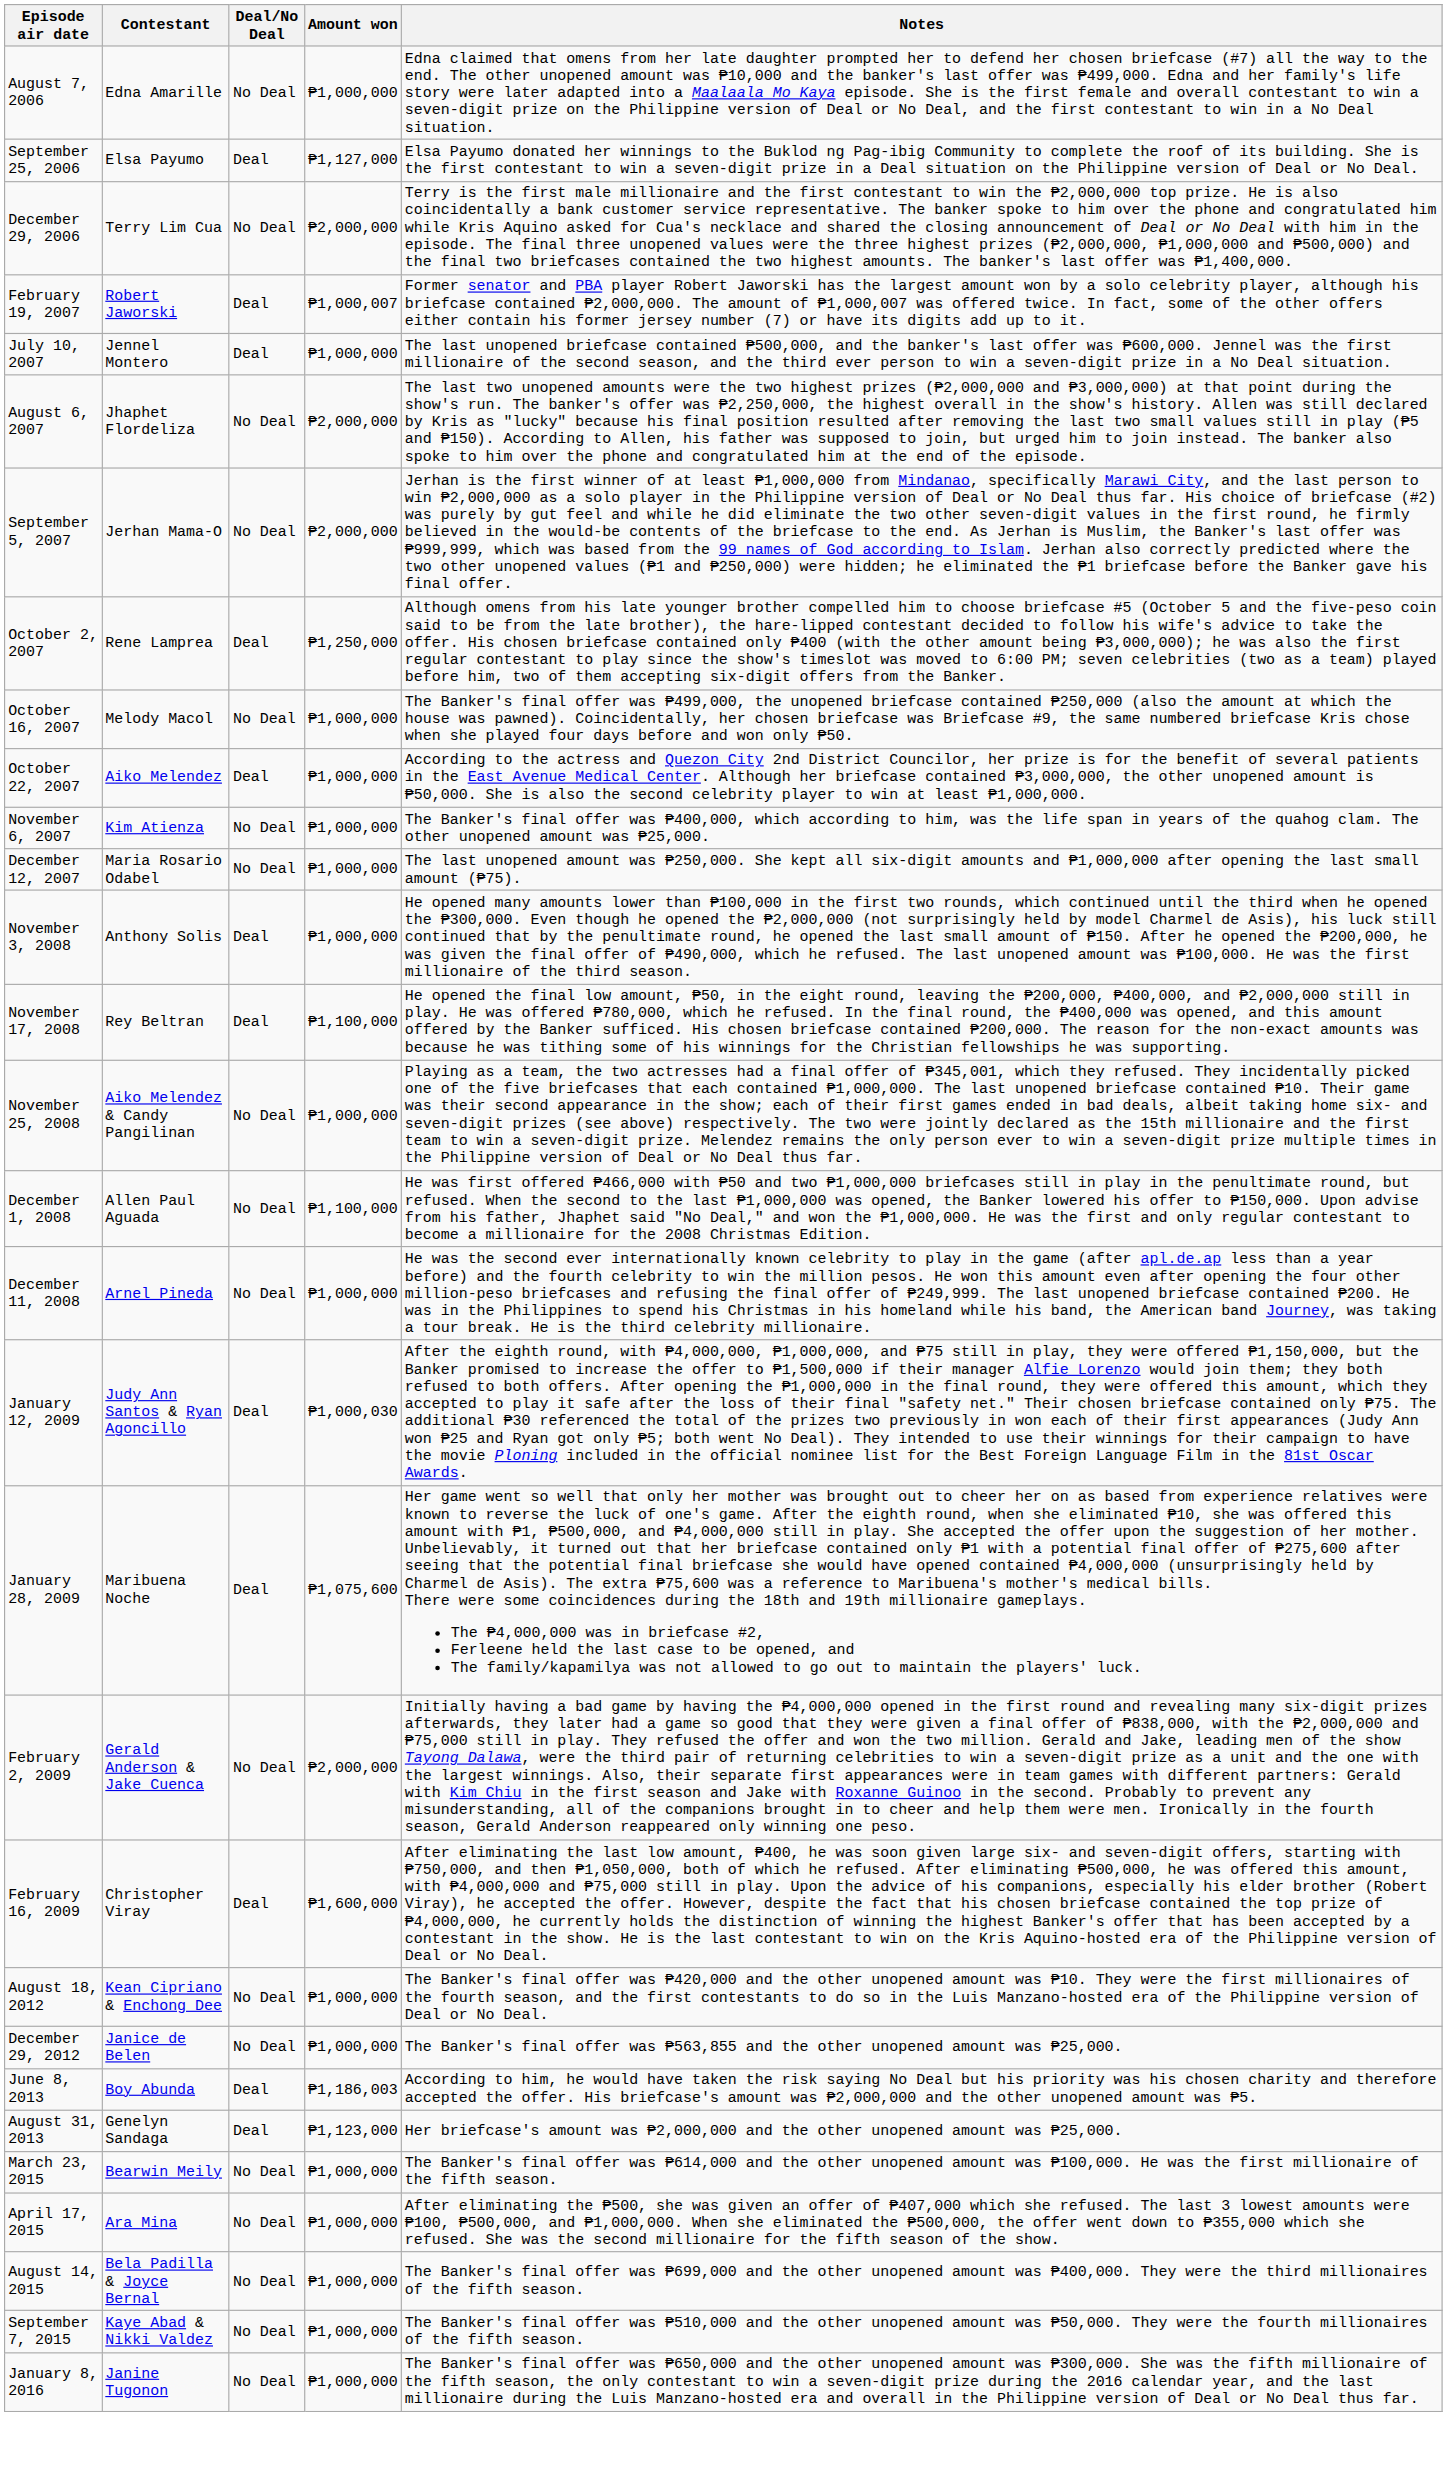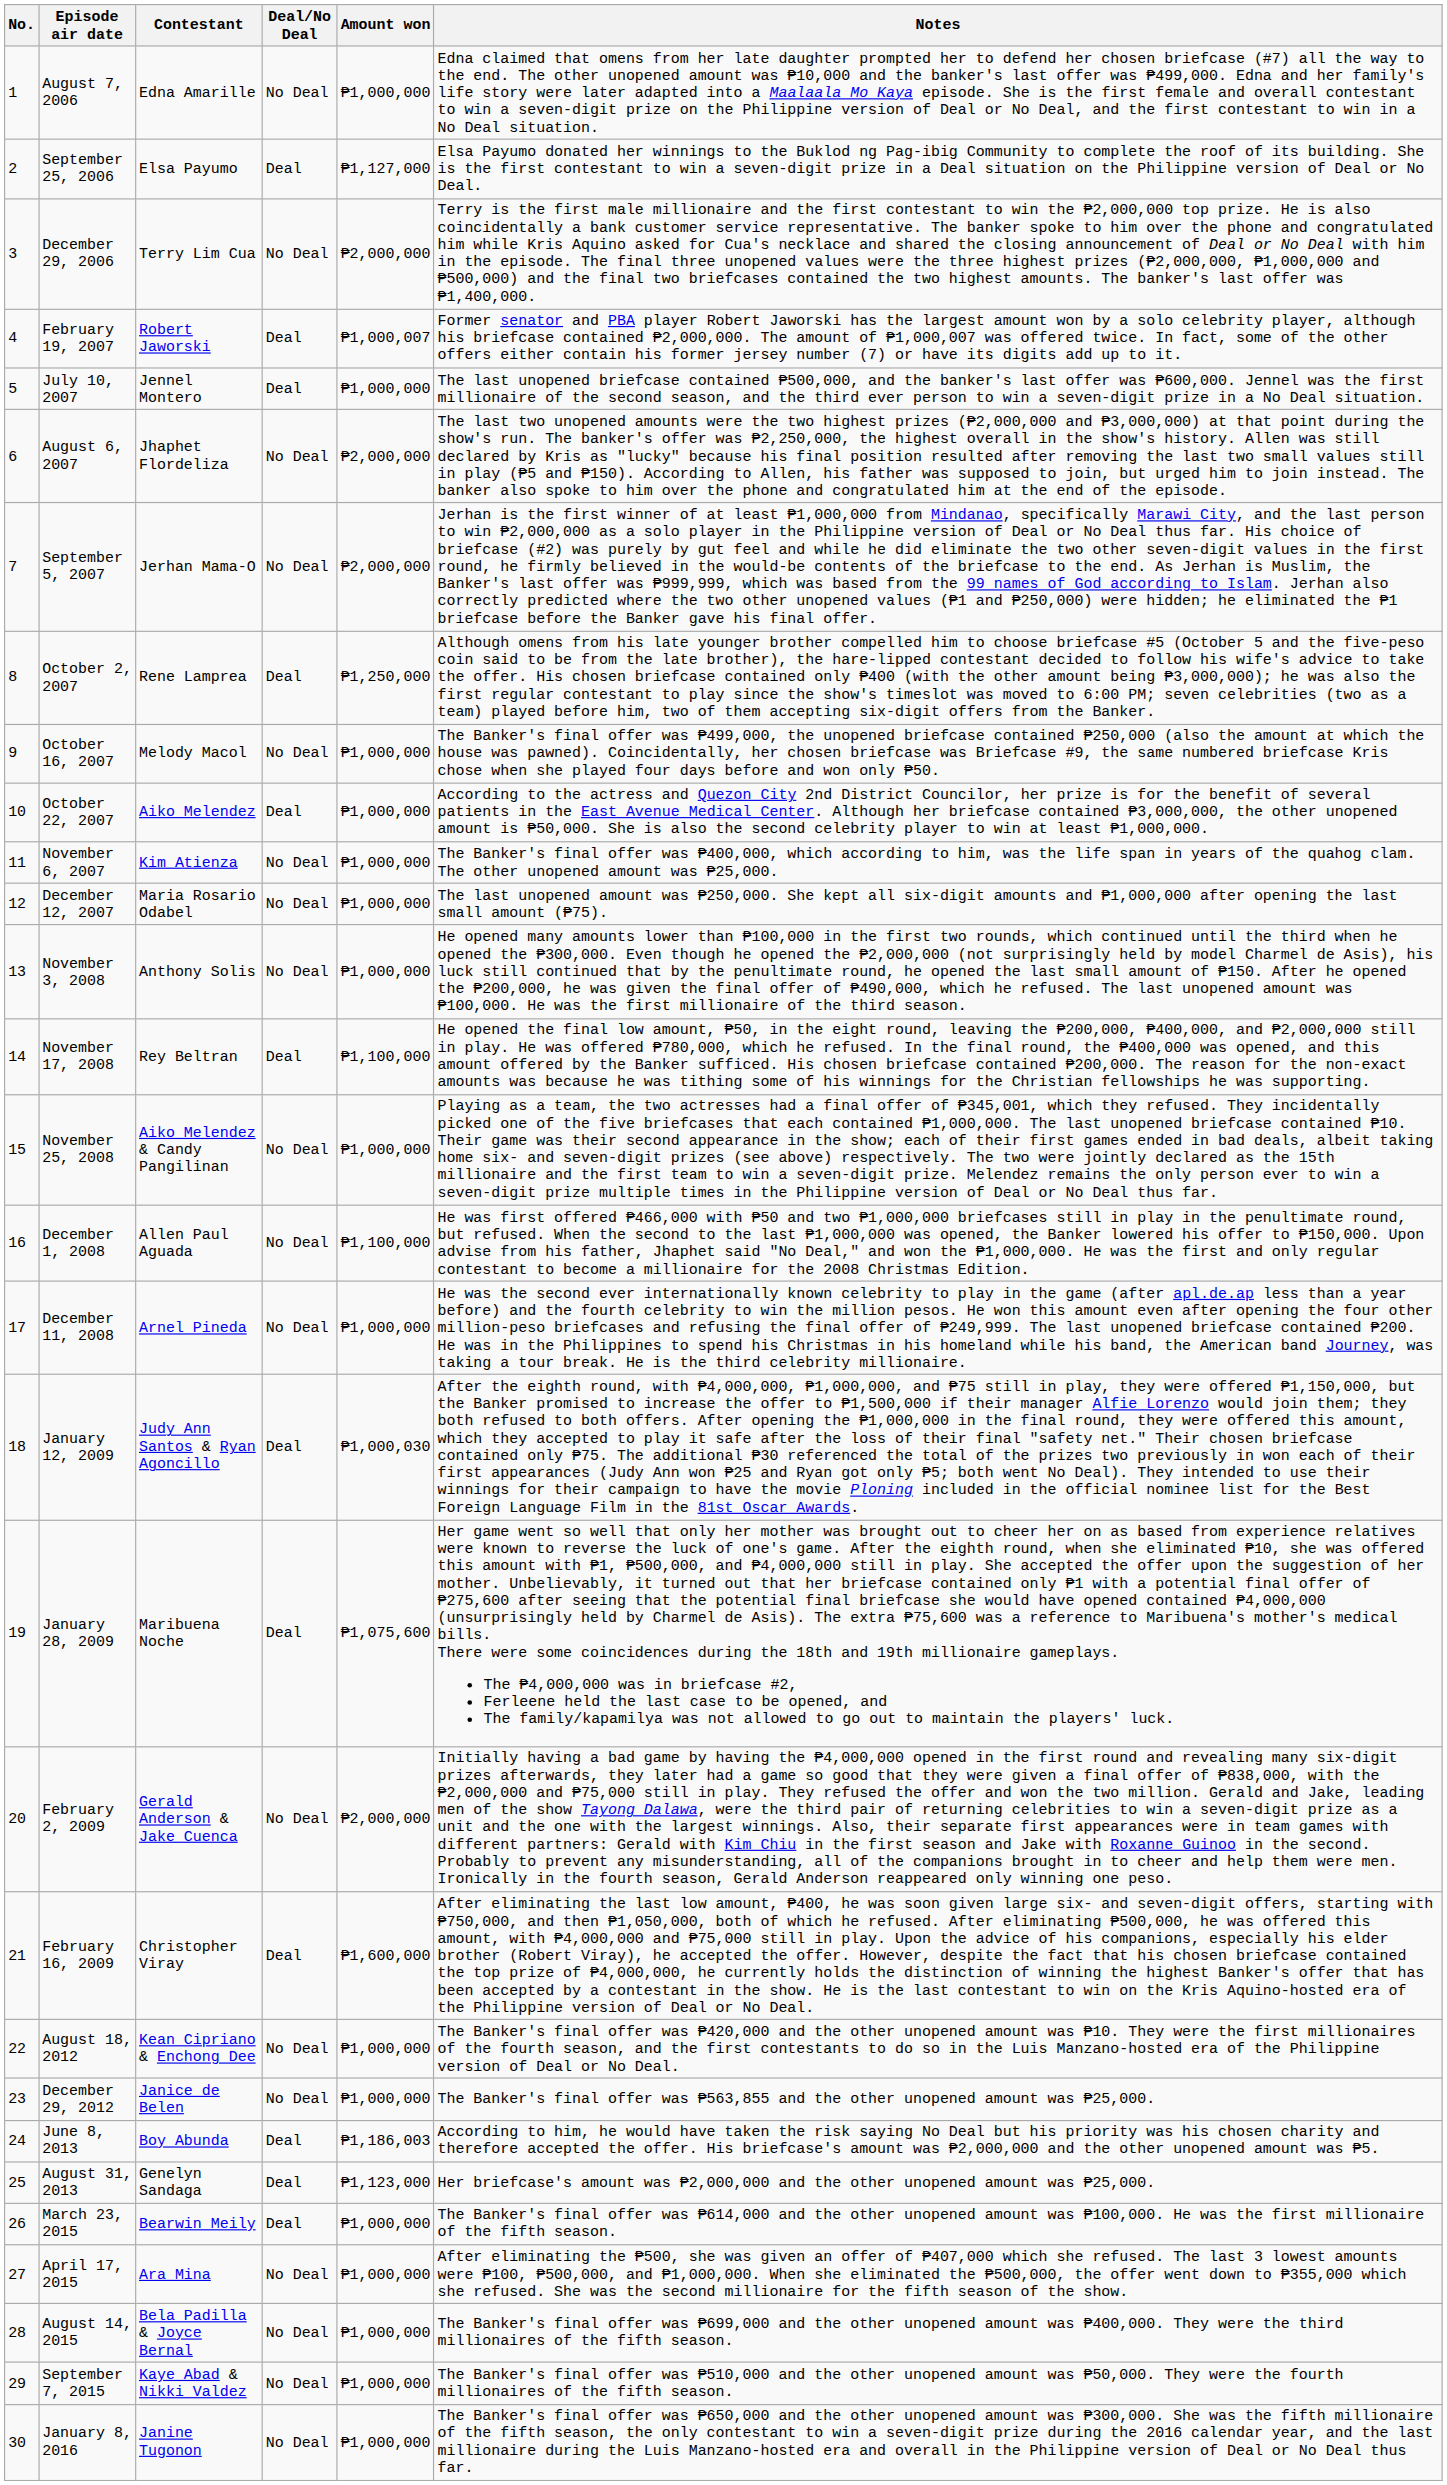+ column: (22, 25)
(251, 937) Deal -> (297, 972) No Deal
(264, 2172) No Deal -> (284, 2224) Deal
